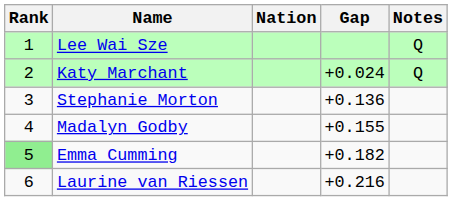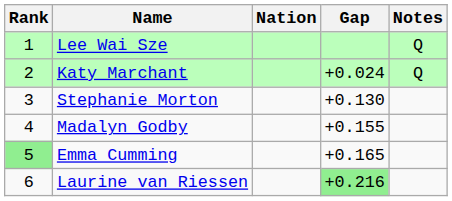(355, 100) +0.136 -> (355, 100) +0.130
(355, 155) +0.182 -> (355, 155) +0.165
(355, 182) no background -> (355, 182) lightgreen background
